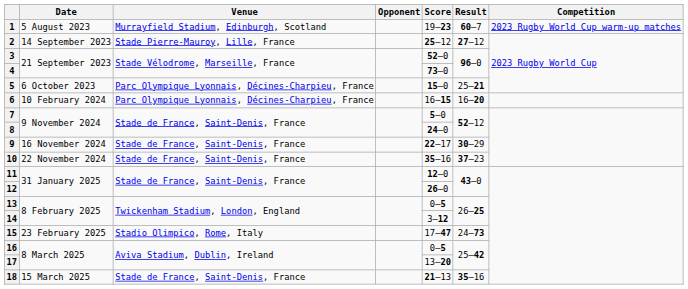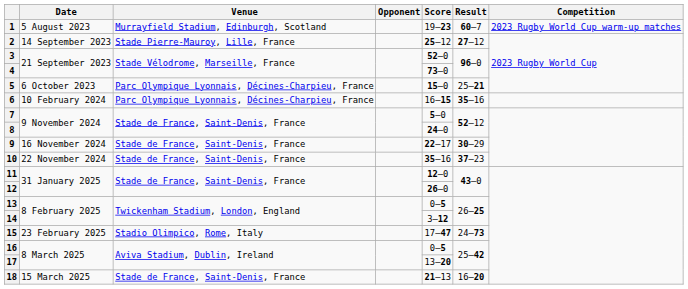(471, 100) 16–20 -> (471, 100) 35–16
(471, 277) 35–16 -> (471, 277) 16–20
